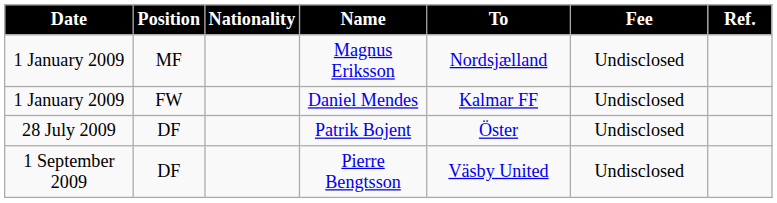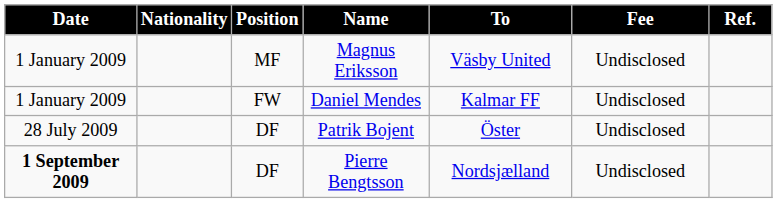columns swapped: (169, 19) <-> (252, 19)
(499, 60) Nordsjælland -> (500, 60) Väsby United
(69, 171) normal -> (71, 171) bold
(499, 171) Väsby United -> (500, 171) Nordsjælland
